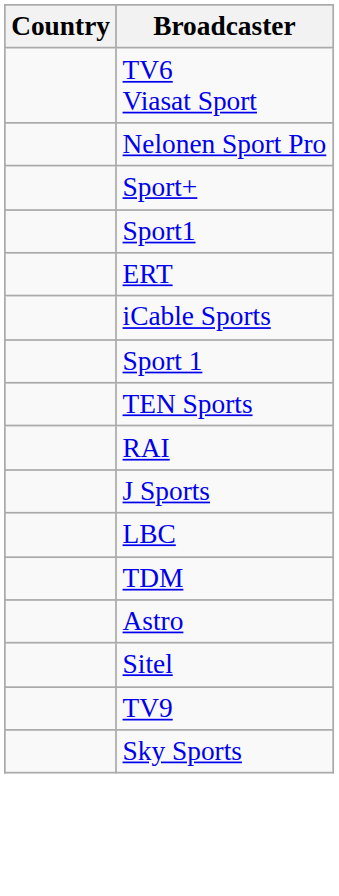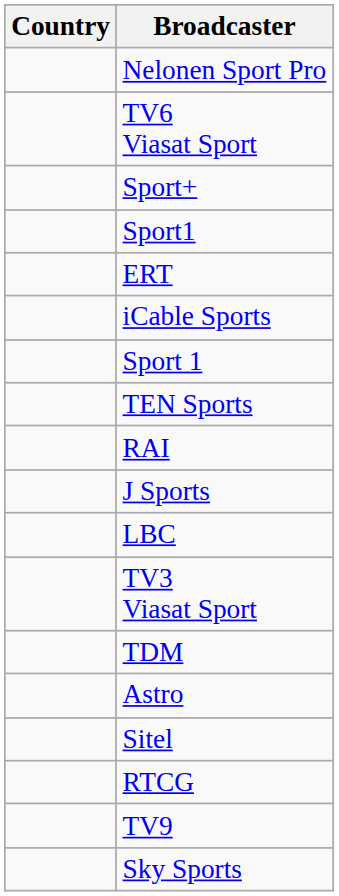rows swapped: (190, 84) <-> (224, 143)
+ row: (190, 593)
+ row: (158, 782)
